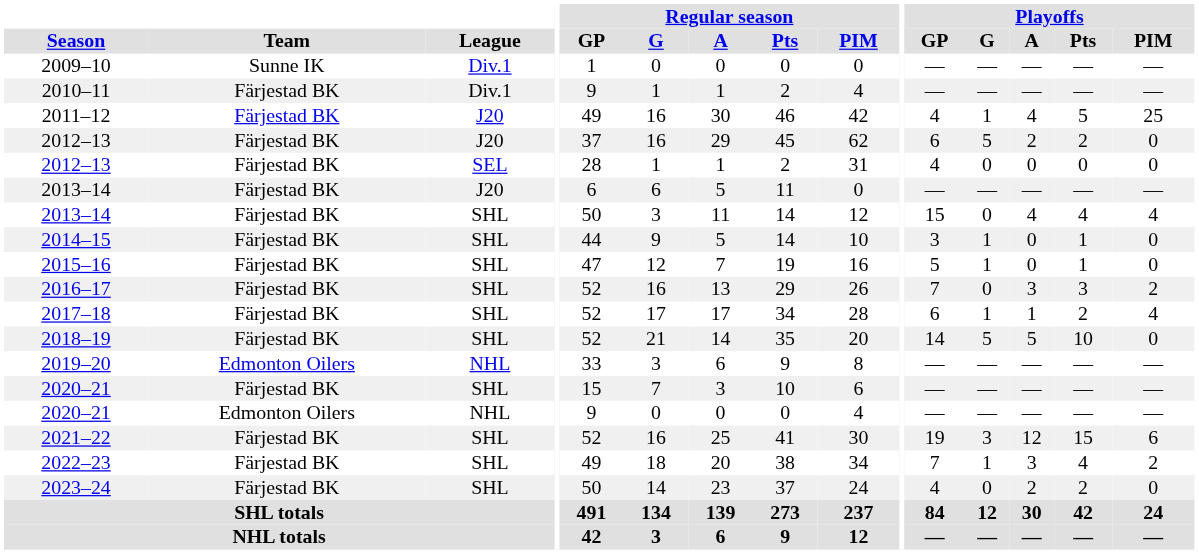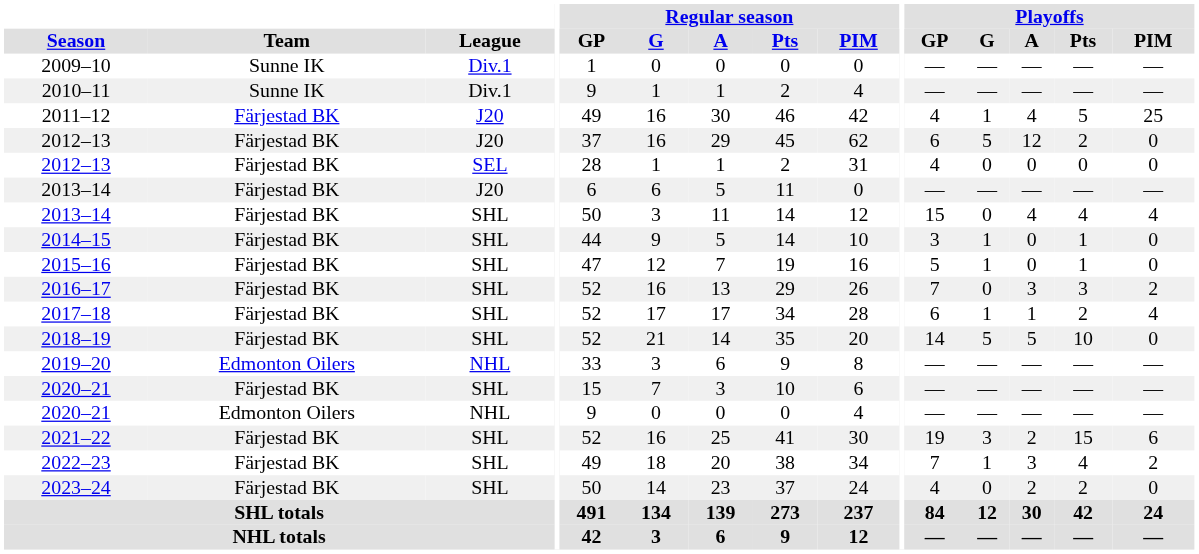(287, 90) Färjestad BK -> (287, 90) Sunne IK
(1032, 140) 2 -> (1032, 140) 12
(1032, 437) 12 -> (1032, 437) 2
